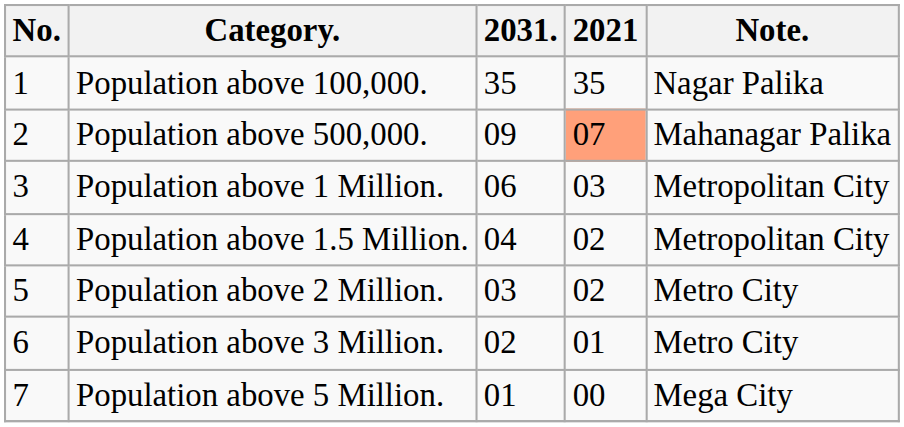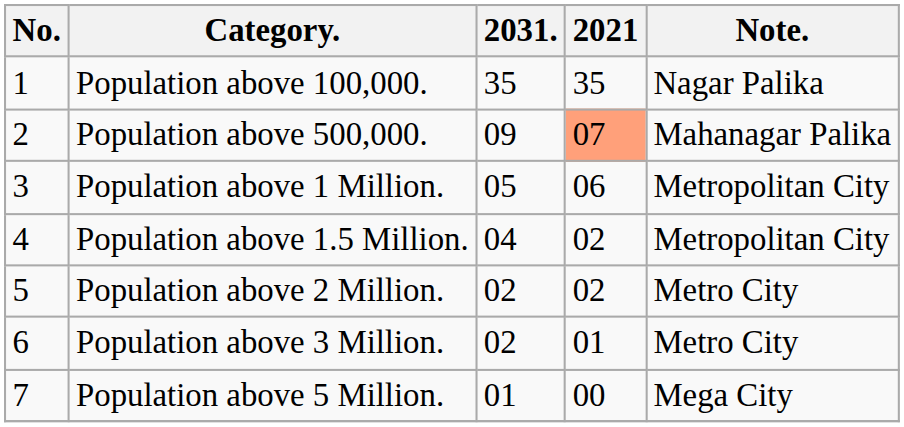(500, 186) 06 -> (500, 186) 05
(589, 186) 03 -> (589, 186) 06
(500, 290) 03 -> (500, 290) 02
